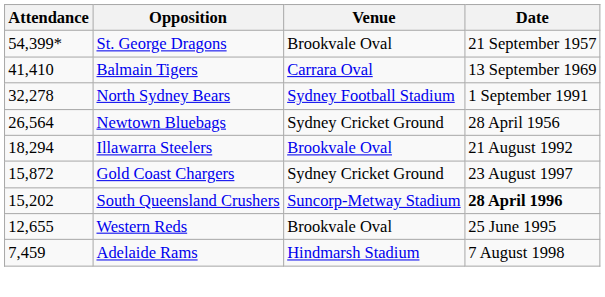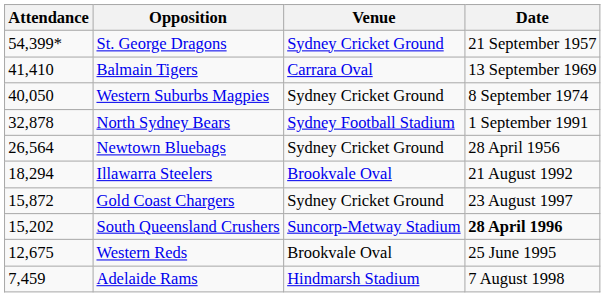(340, 43) Brookvale Oval -> (365, 43) Sydney Cricket Ground
+ row: (183, 95)
(31, 95) 32,278 -> (31, 122) 32,878
(31, 226) 12,655 -> (31, 252) 12,675
